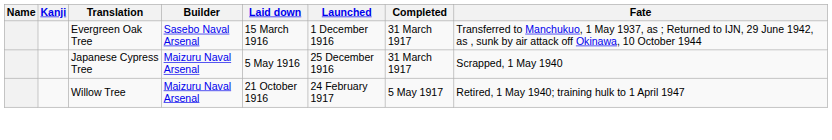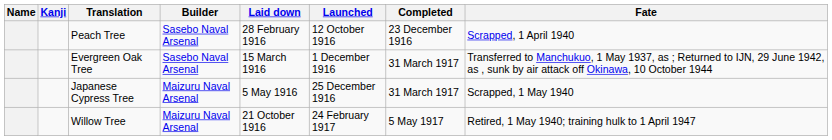+ row: (98, 35)
